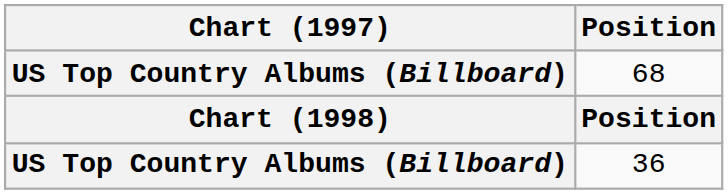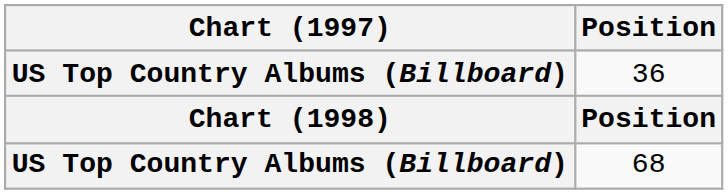rows swapped: (649, 74) <-> (649, 165)
